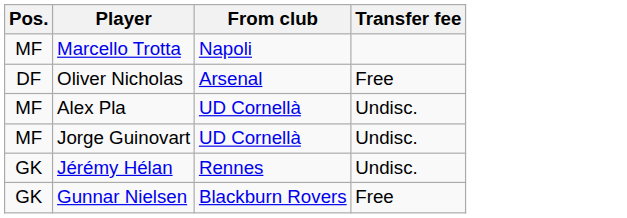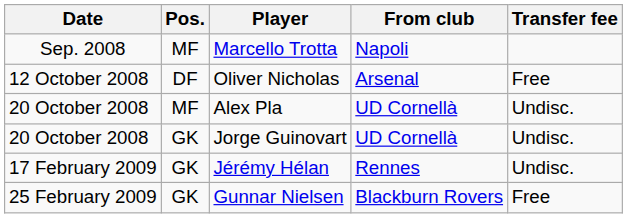+ column: (83, 19)
(29, 138) MF -> (185, 138) GK
